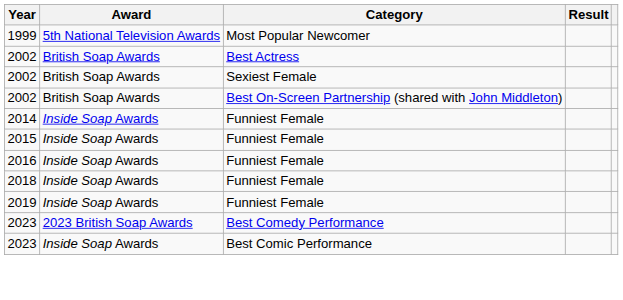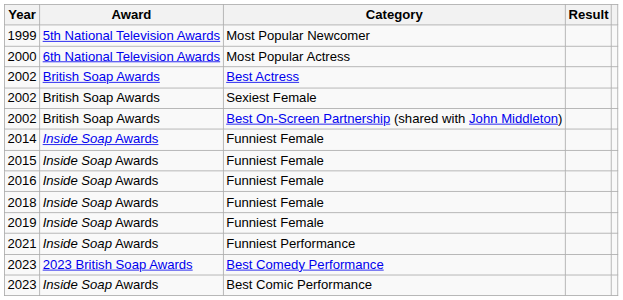+ row: (22, 56)
+ row: (22, 243)
